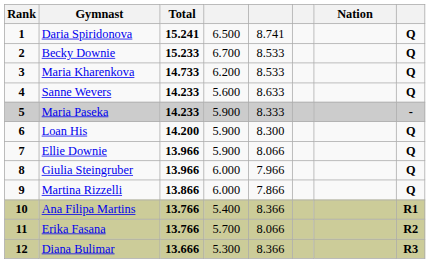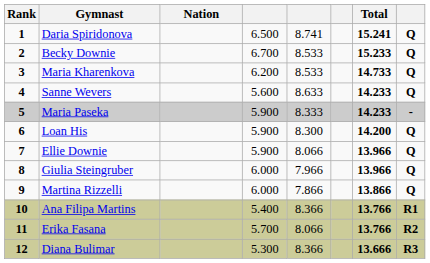columns swapped: (355, 14) <-> (182, 14)
